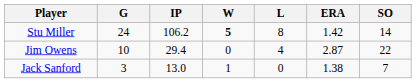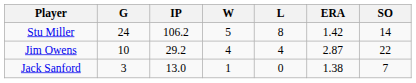(228, 31) bold -> (228, 31) normal
(176, 50) 29.4 -> (176, 50) 29.2
(228, 50) 0 -> (228, 50) 4
